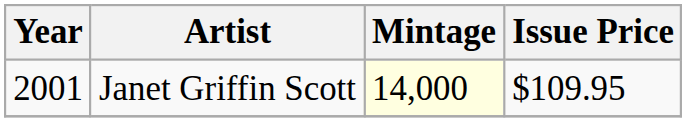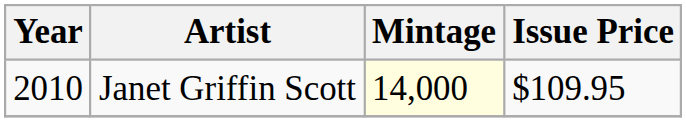(48, 87) 2001 -> (48, 87) 2010
